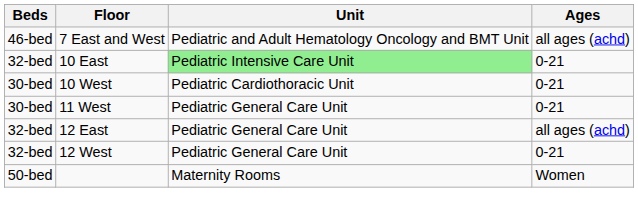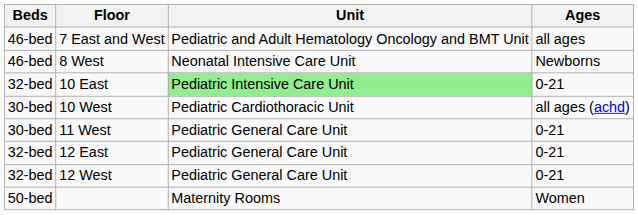(583, 38) all ages (achd) -> (560, 38) all ages
+ row: (82, 61)
(550, 84) 0-21 -> (583, 107) all ages (achd)
(583, 130) all ages (achd) -> (550, 152) 0-21
